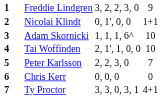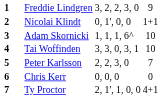(118, 49) 2, 1', 1, 0, 0 -> (117, 49) 3, 3, 0, 3, 1
(117, 90) 3, 3, 0, 3, 1 -> (118, 90) 2, 1', 1, 0, 0
